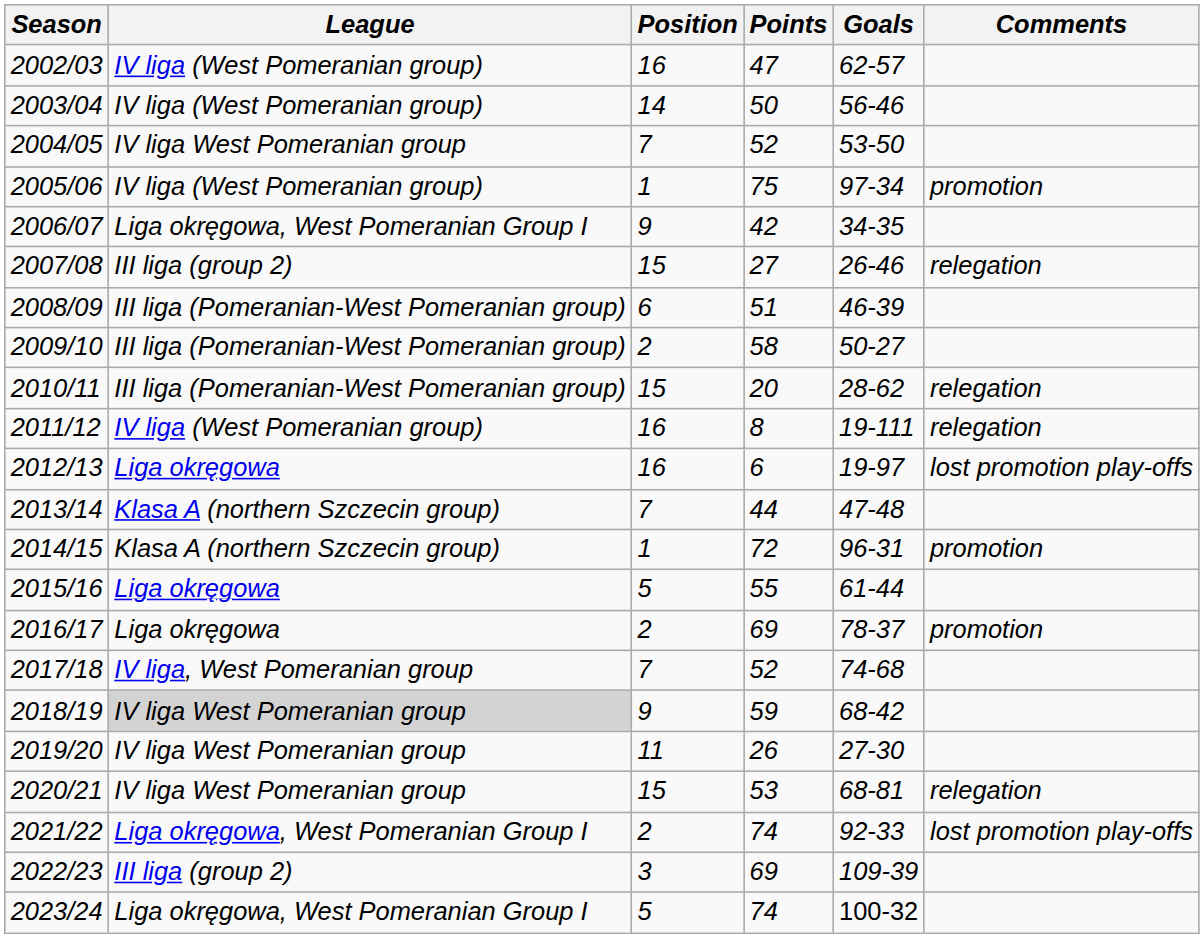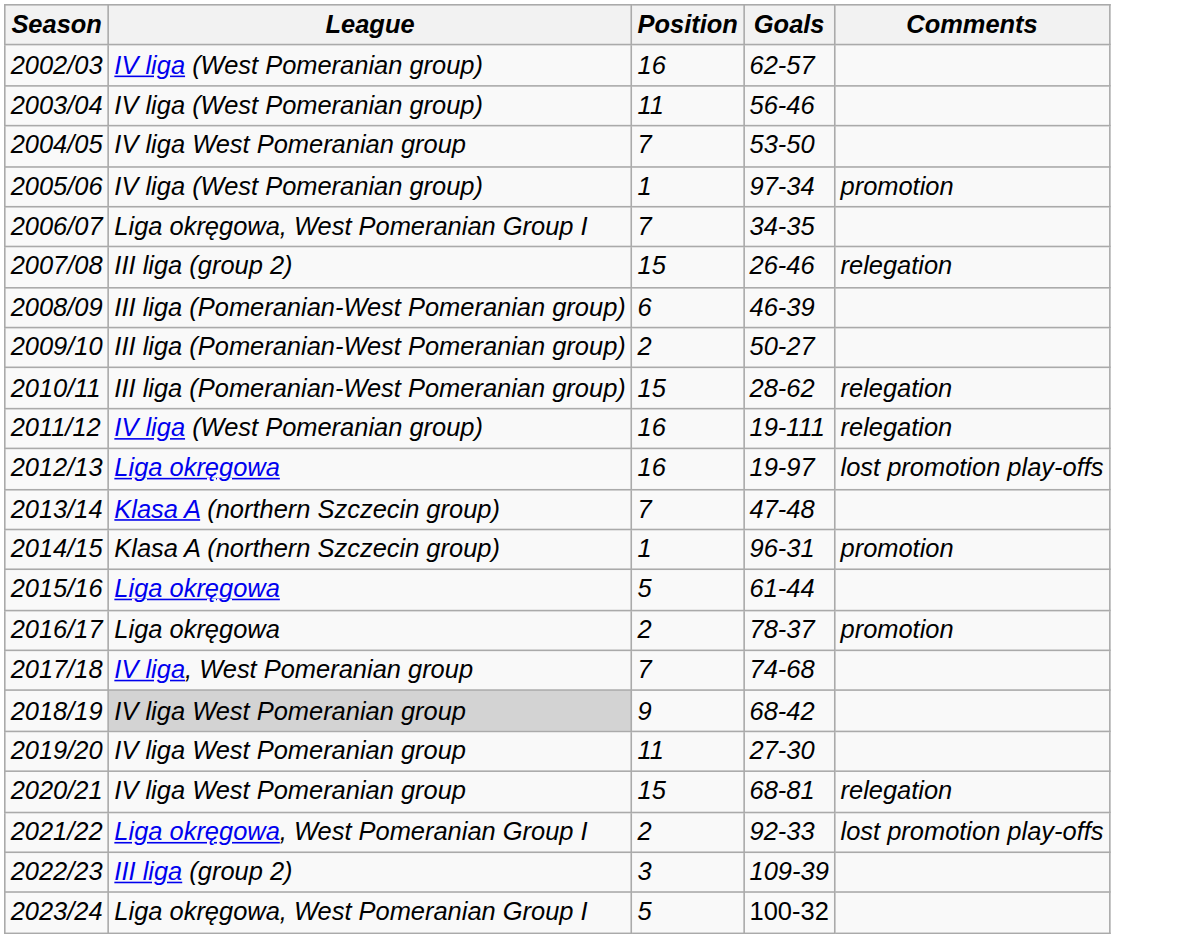- column: (788, 24)
(652, 105) 14 -> (651, 105) 11
(645, 226) 9 -> (645, 226) 7
